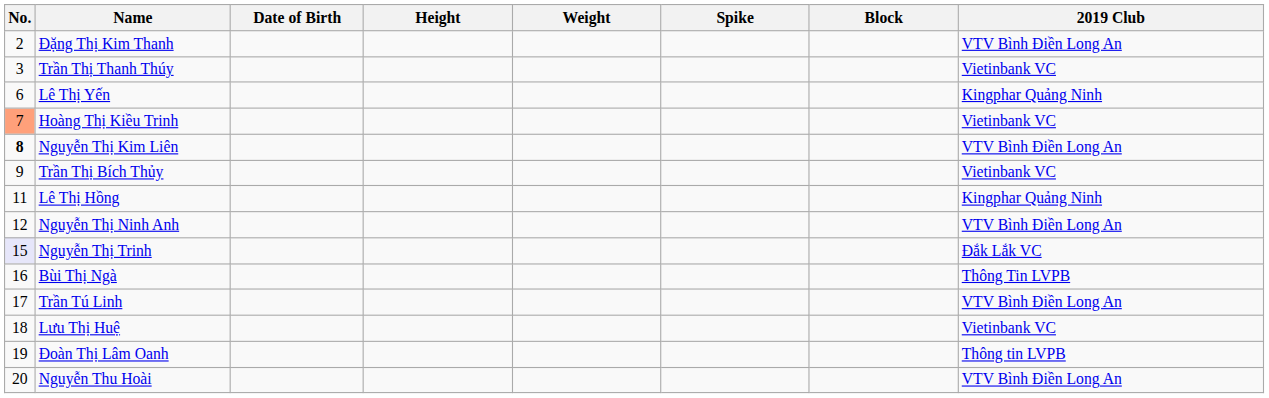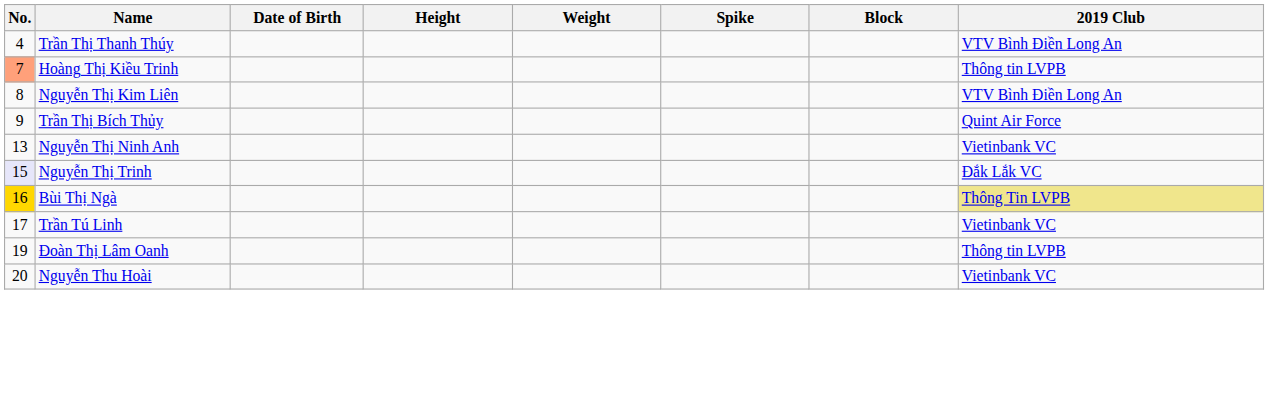- row: (106, 43)
(20, 69) 3 -> (20, 43) 4
(1009, 69) Vietinbank VC -> (1042, 43) VTV Bình Điền Long An
- row: (74, 95)
(1009, 121) Vietinbank VC -> (1014, 69) Thông tin LVPB
(20, 147) bold -> (20, 95) normal
(1009, 173) Vietinbank VC -> (1011, 121) Quint Air Force
- row: (79, 199)
(20, 224) 12 -> (20, 147) 13
(1042, 224) VTV Bình Điền Long An -> (1009, 147) Vietinbank VC
(20, 276) no background -> (20, 199) gold background
(1016, 276) no background -> (1016, 199) khaki background
(1042, 302) VTV Bình Điền Long An -> (1009, 224) Vietinbank VC
- row: (79, 328)
(1042, 380) VTV Bình Điền Long An -> (1009, 276) Vietinbank VC
